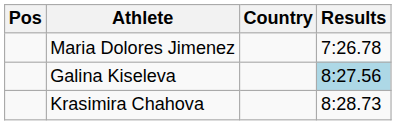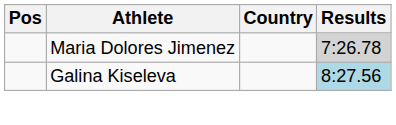(351, 47) no background -> (351, 47) lightgrey background
- row: (127, 104)
